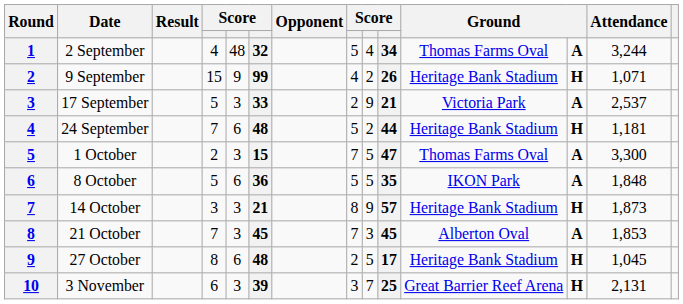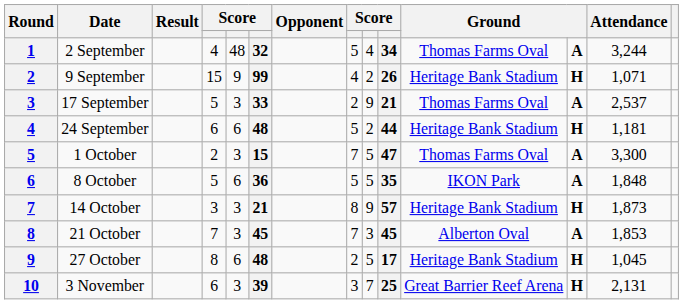(484, 103) Victoria Park -> (484, 103) Thomas Farms Oval
(214, 129) 7 -> (214, 129) 6
